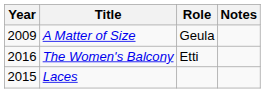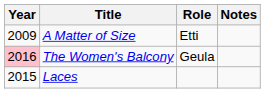(197, 35) Geula -> (189, 35) Etti
(22, 56) no background -> (22, 56) pink background
(189, 56) Etti -> (197, 56) Geula
